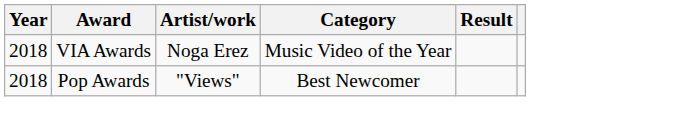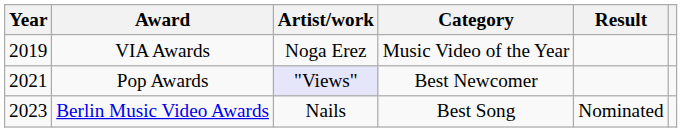(28, 50) 2018 -> (28, 50) 2019
(28, 80) 2018 -> (28, 80) 2021
(208, 80) no background -> (326, 80) lavender background
+ row: (163, 111)
